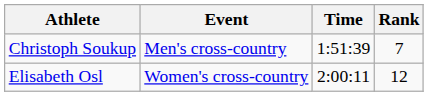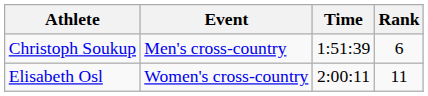(399, 48) 7 -> (399, 48) 6
(399, 77) 12 -> (399, 77) 11
